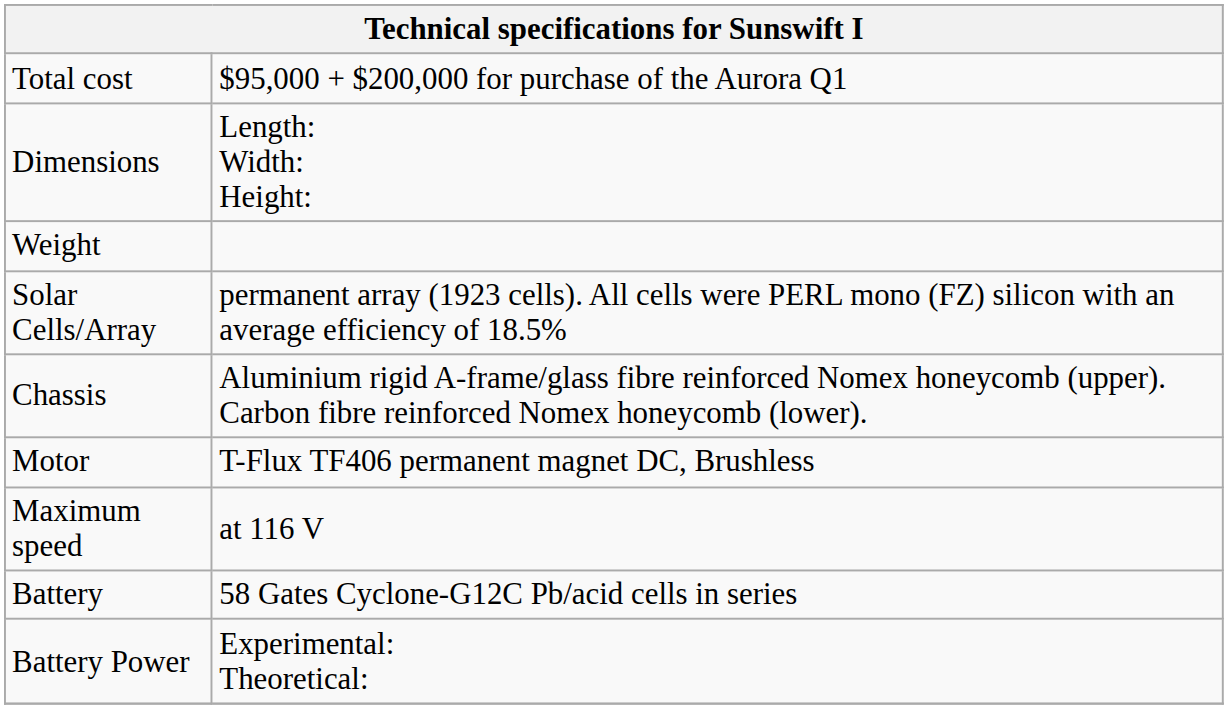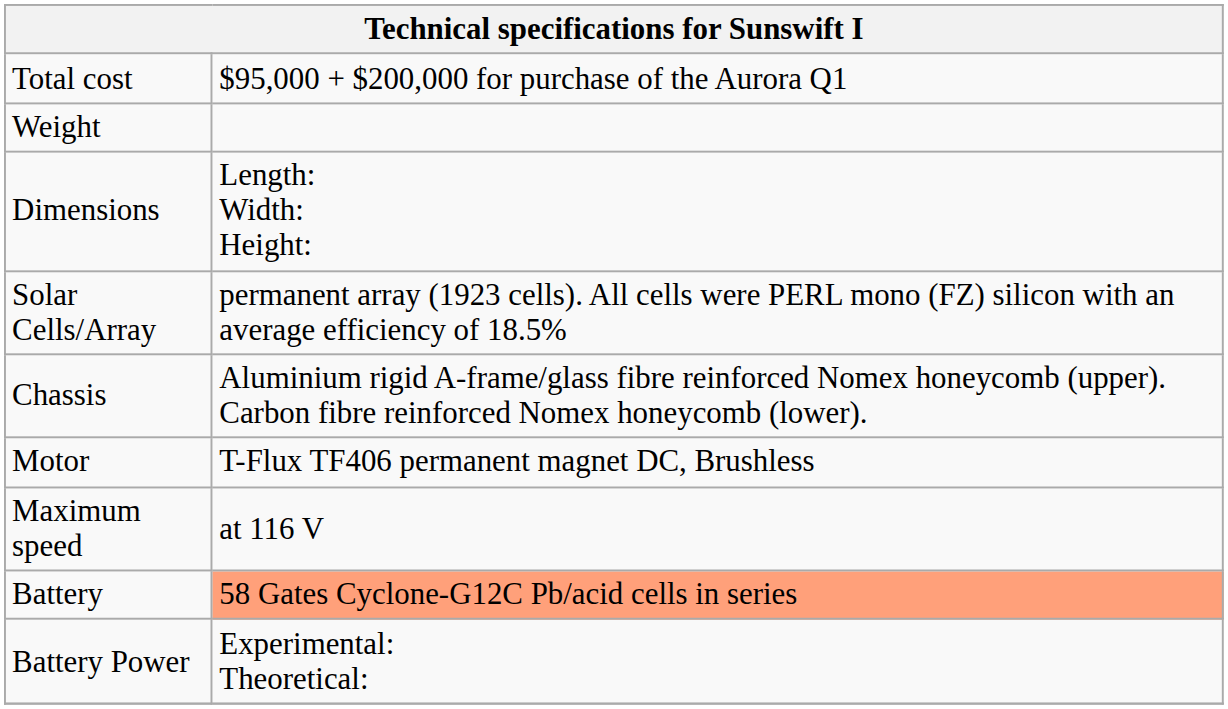rows swapped: (86, 161) <-> (56, 245)
(508, 594) no background -> (508, 594) lightsalmon background
